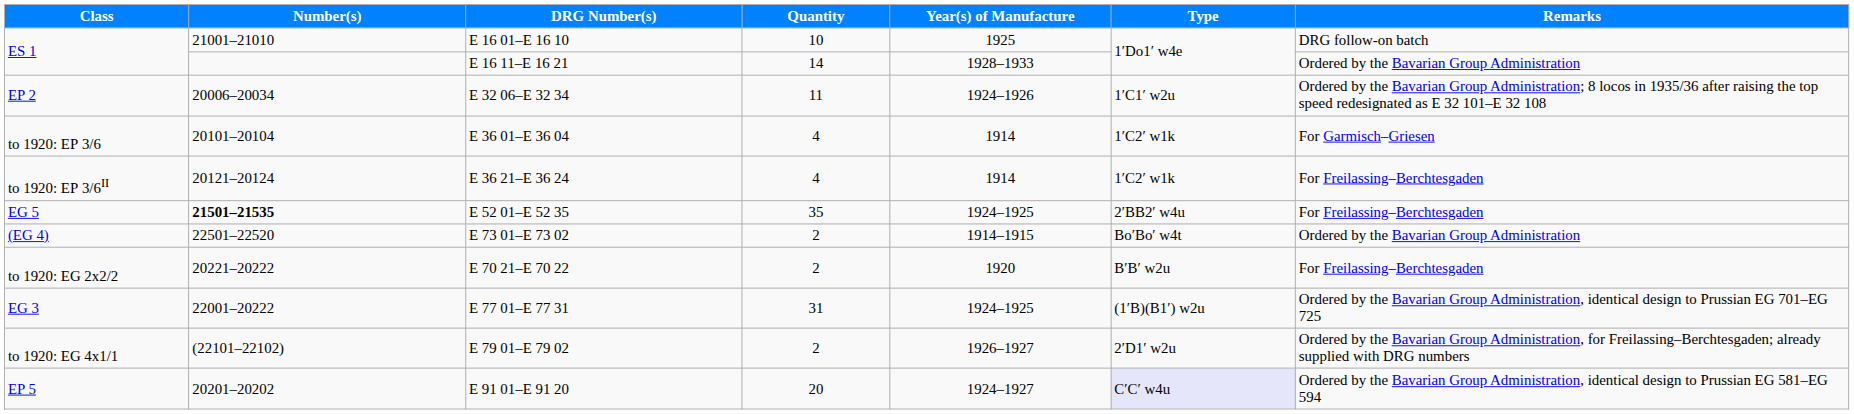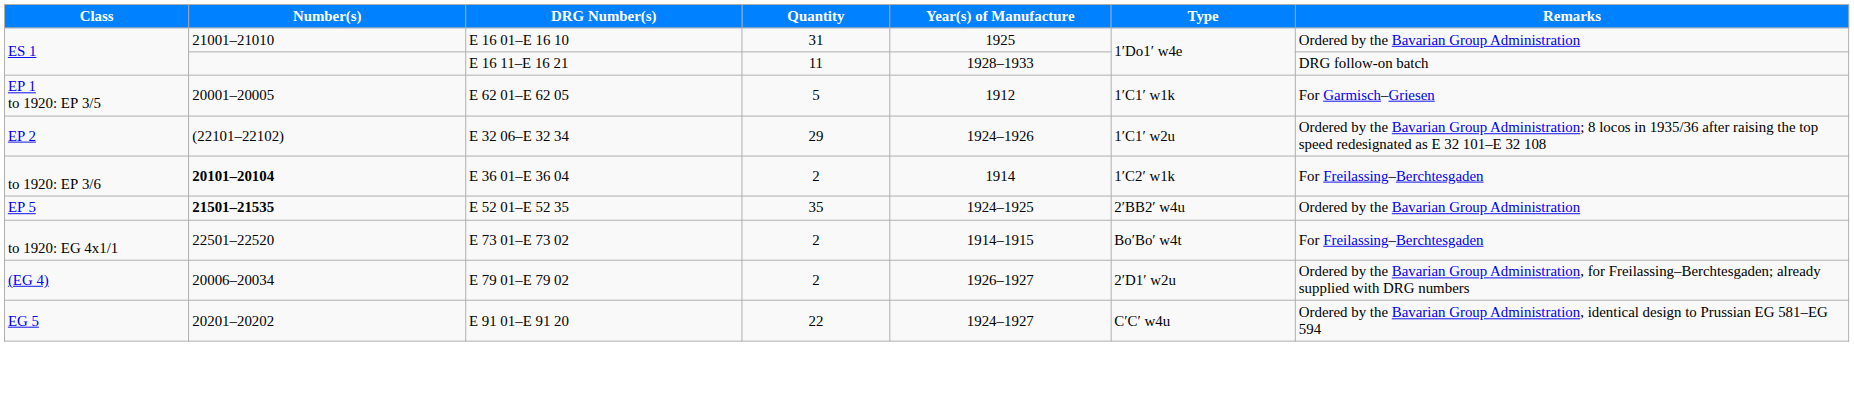(816, 39) 10 -> (816, 39) 31
(1364, 39) DRG follow-on batch -> (1439, 39) Ordered by the Bavarian Group Administration
(816, 63) 14 -> (816, 63) 11
(1439, 63) Ordered by the Bavarian Group Administration -> (1364, 63) DRG follow-on batch
+ row: (519, 95)
(233, 95) 20006–20034 -> (238, 135) (22101–22102)
(816, 95) 11 -> (816, 135) 29
(233, 135) normal -> (233, 176) bold
(816, 135) 4 -> (816, 176) 2
(1367, 135) For Garmisch–Griesen -> (1391, 176) For Freilassing–Berchtesgaden
- row: (519, 178)
(23, 212) EG 5 -> (22, 208) EP 5
(1391, 212) For Freilassing–Berchtesgaden -> (1439, 208) Ordered by the Bavarian Group Administration
(28, 235) (EG 4) -> (63, 248) to 1920: EG 4x1/1
(1439, 235) Ordered by the Bavarian Group Administration -> (1391, 240) For Freilassing–Berchtesgaden
- row: (519, 267)
- row: (519, 308)
(63, 356) to 1920: EG 4x1/1 -> (28, 280) (EG 4)
(238, 348) (22101–22102) -> (233, 280) 20006–20034
(22, 388) EP 5 -> (23, 320) EG 5
(816, 388) 20 -> (816, 320) 22
(1142, 388) lavender background -> (1142, 320) no background
